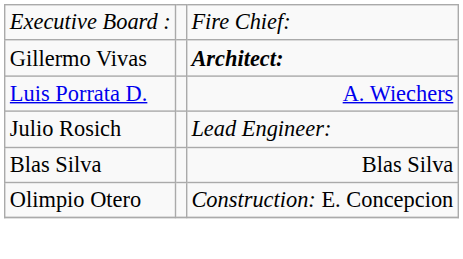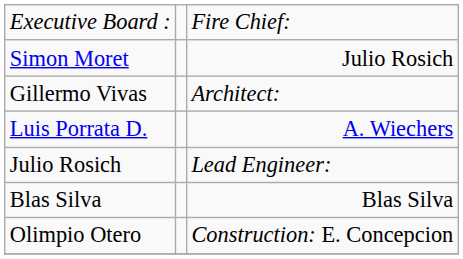+ row: (69, 57)
(237, 57) bold -> (236, 93) normal
